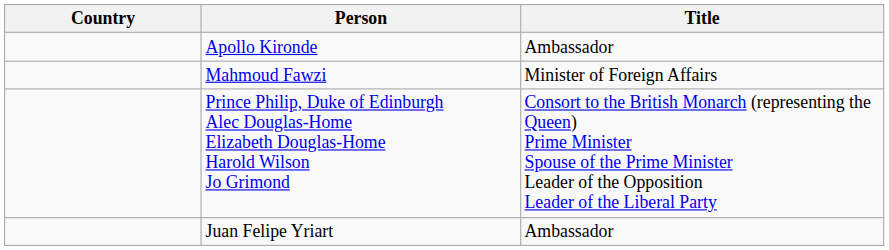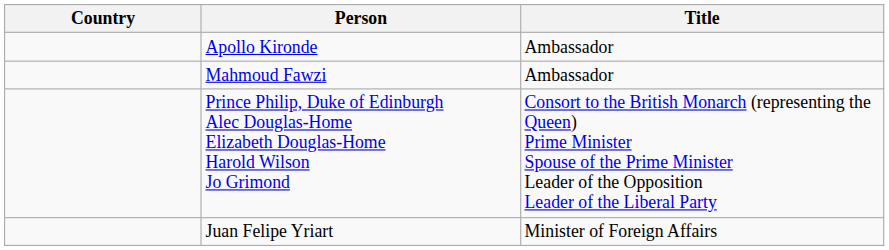(621, 74) Minister of Foreign Affairs -> (569, 74) Ambassador
(569, 231) Ambassador -> (621, 231) Minister of Foreign Affairs
